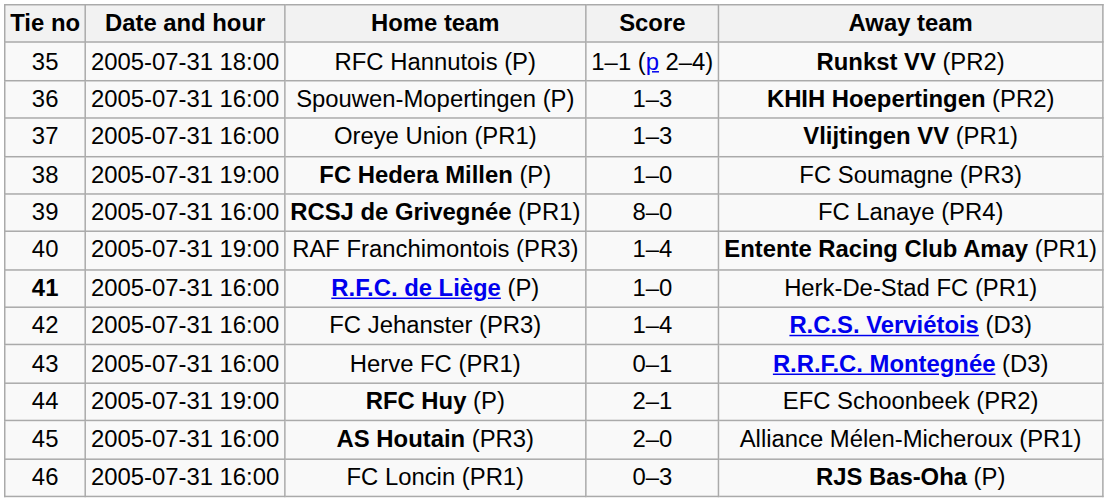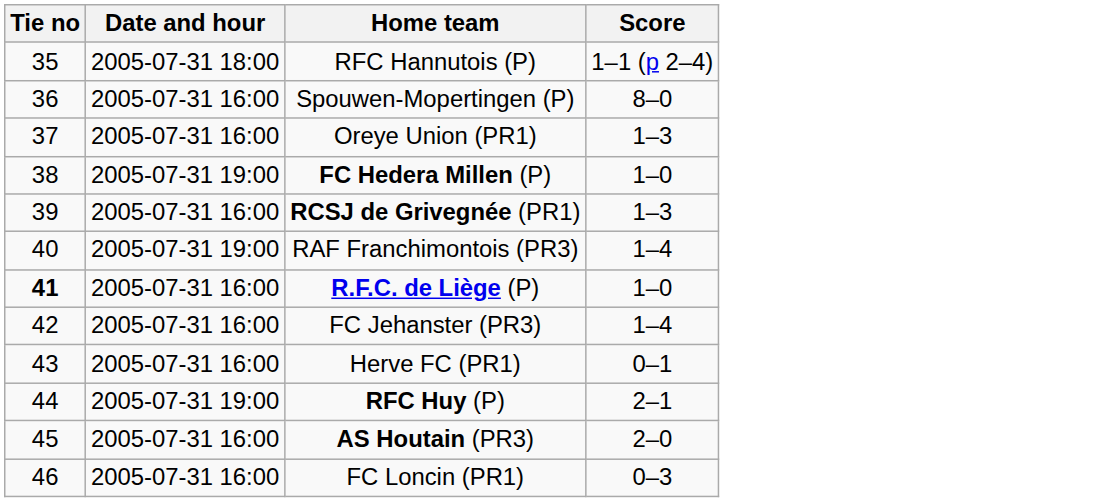- column: (911, 23)
(652, 99) 1–3 -> (652, 99) 8–0
(652, 212) 8–0 -> (652, 212) 1–3
